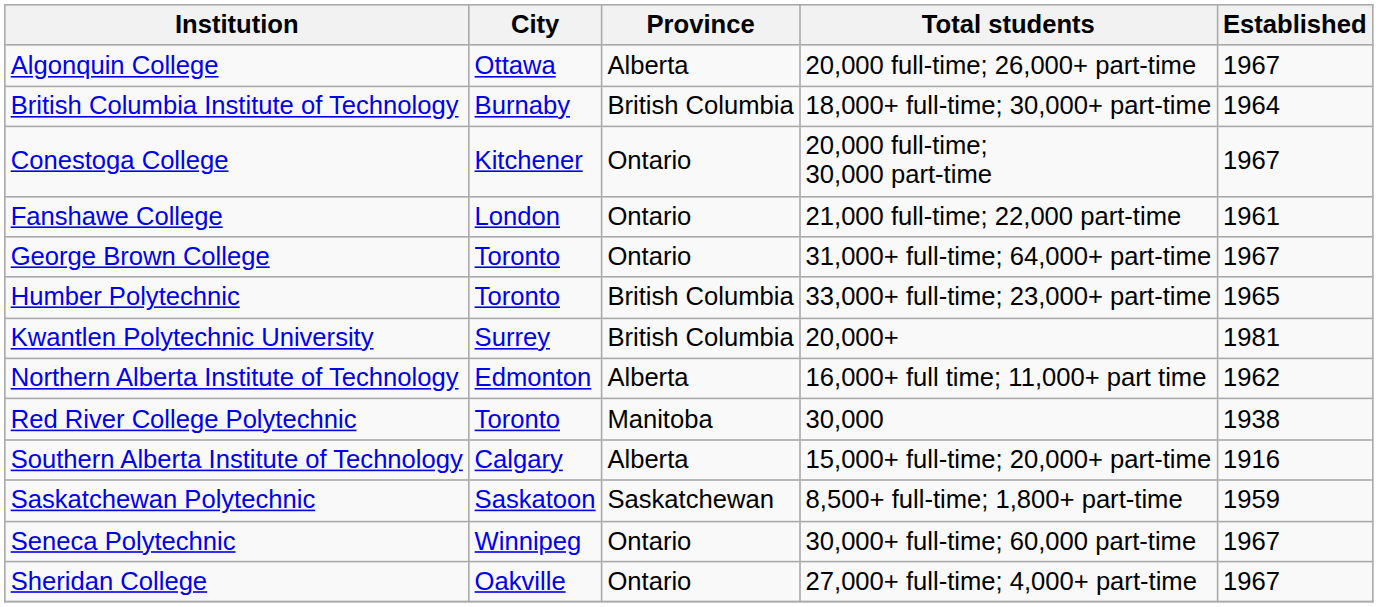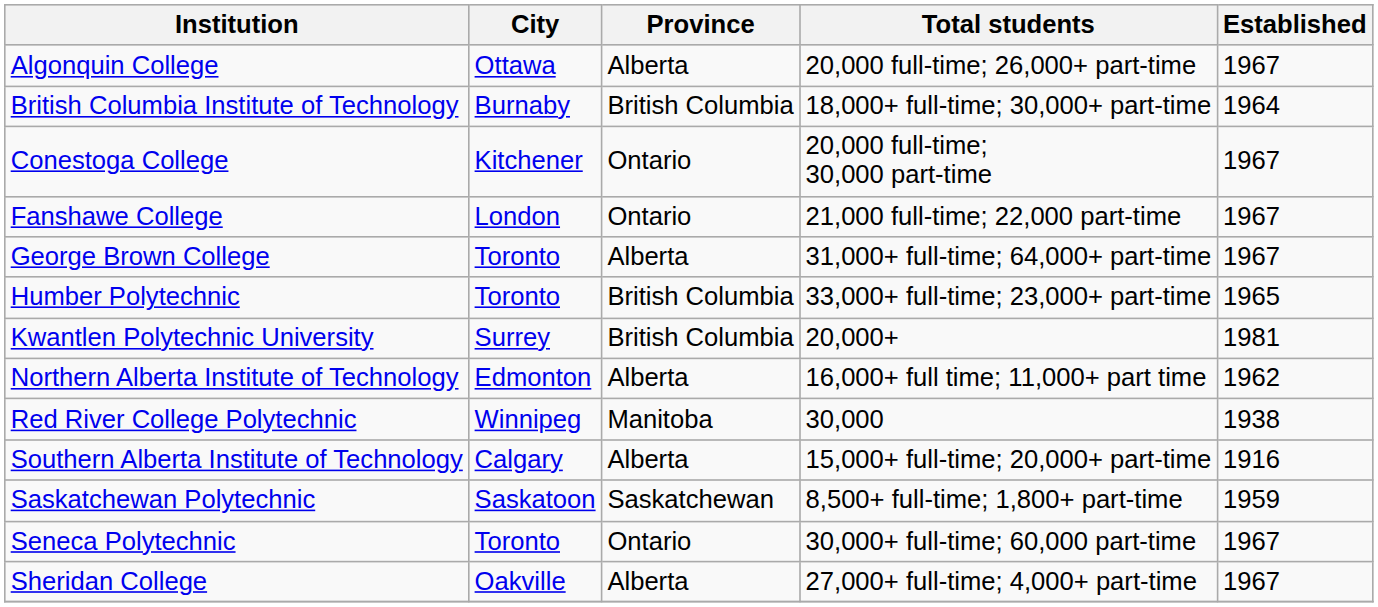(1251, 216) 1961 -> (1251, 216) 1967
(649, 256) Ontario -> (648, 256) Alberta
(517, 418) Toronto -> (528, 418) Winnipeg
(528, 540) Winnipeg -> (517, 540) Toronto
(649, 581) Ontario -> (648, 581) Alberta
